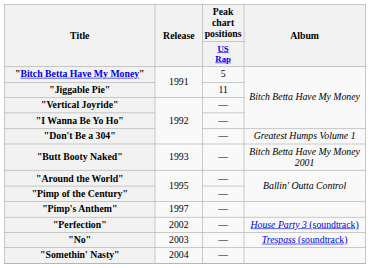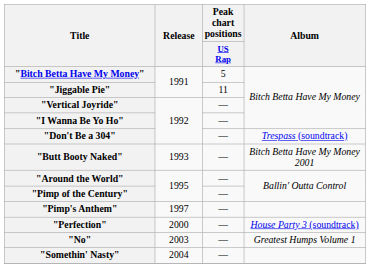(305, 136) Greatest Humps Volume 1 -> (305, 136) Trespass (soundtrack)
(179, 224) 2002 -> (179, 224) 2000
(305, 240) Trespass (soundtrack) -> (305, 240) Greatest Humps Volume 1
